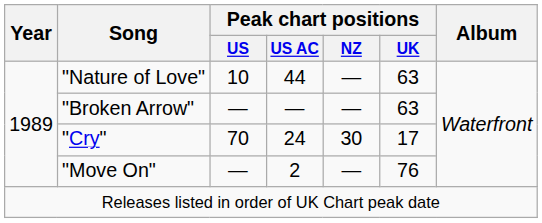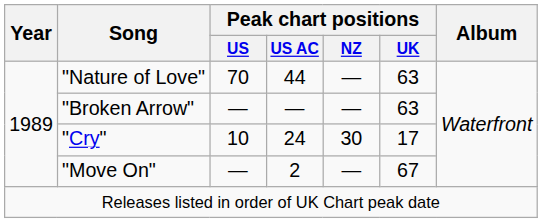(238, 77) 10 -> (238, 77) 70
(238, 139) 70 -> (238, 139) 10
(408, 170) 76 -> (408, 170) 67
